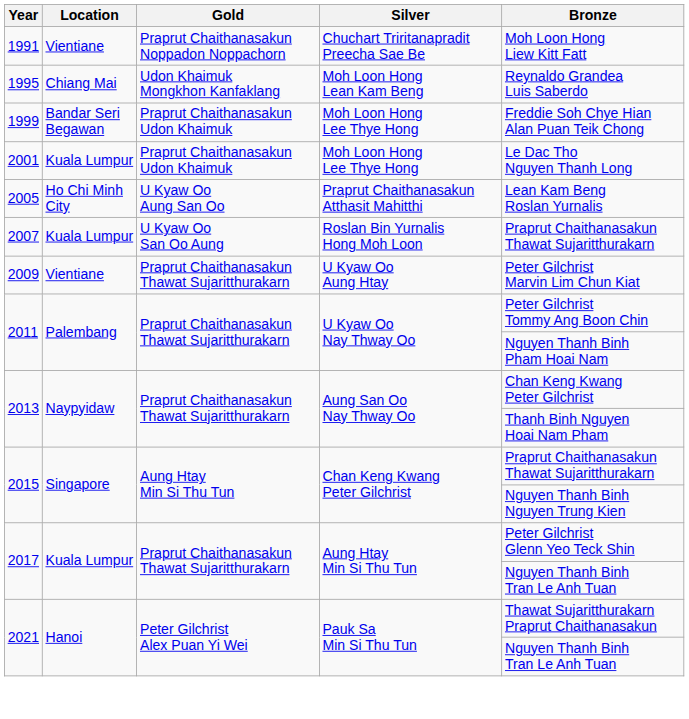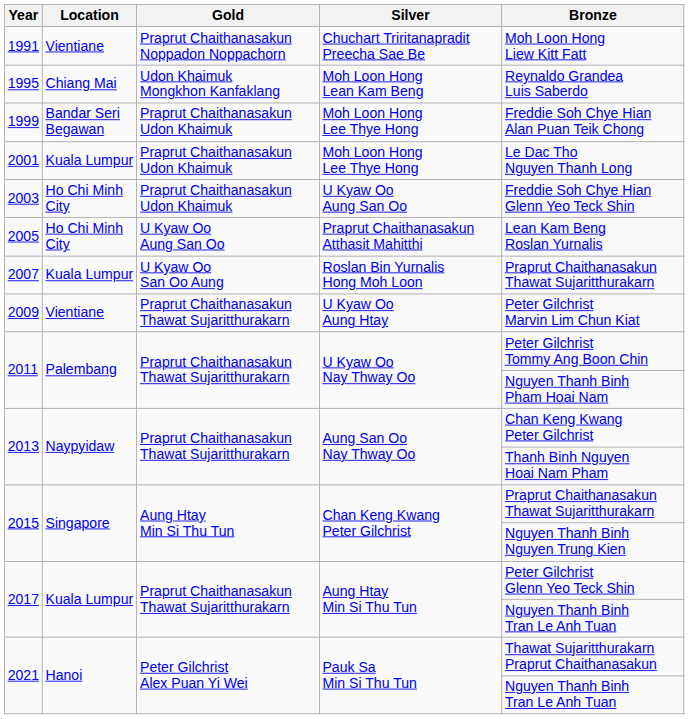+ row: (23, 198)
